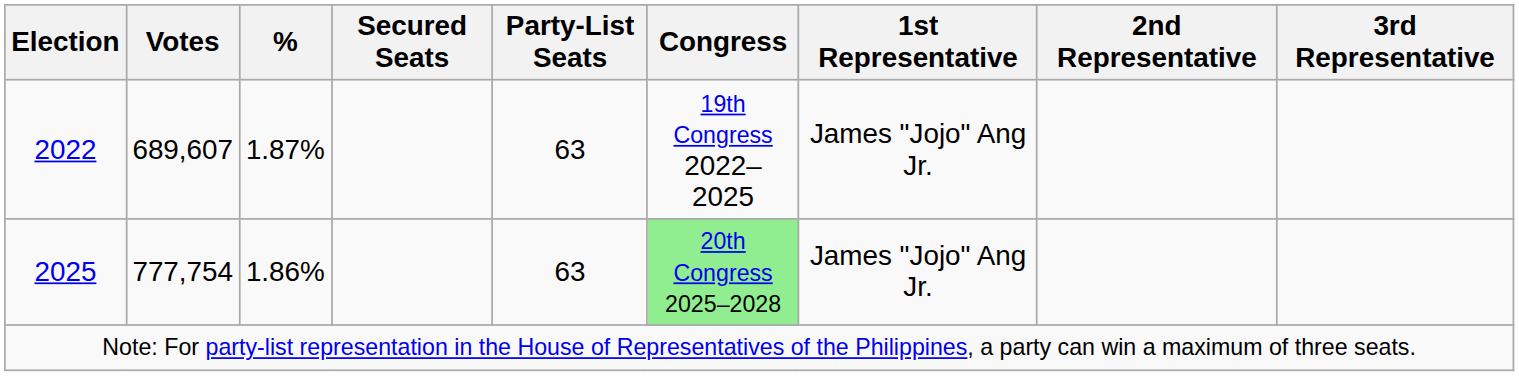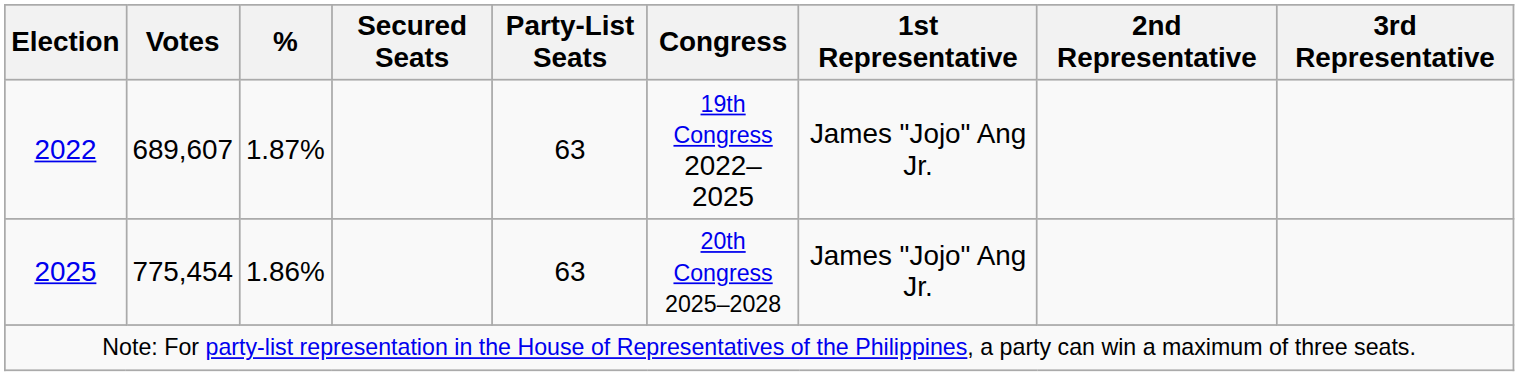(183, 271) 777,754 -> (183, 271) 775,454
(723, 273) lightgreen background -> (723, 273) no background
